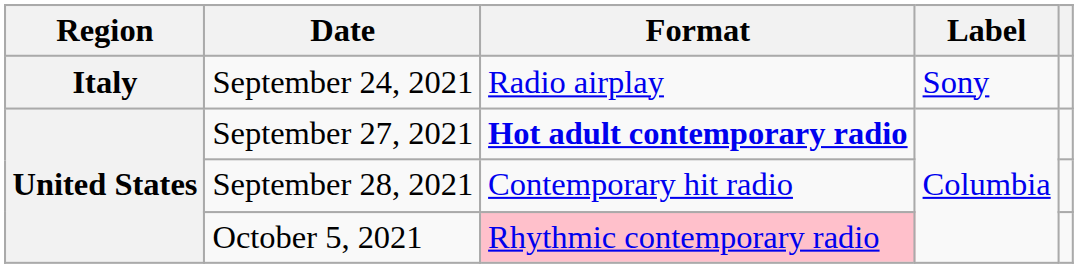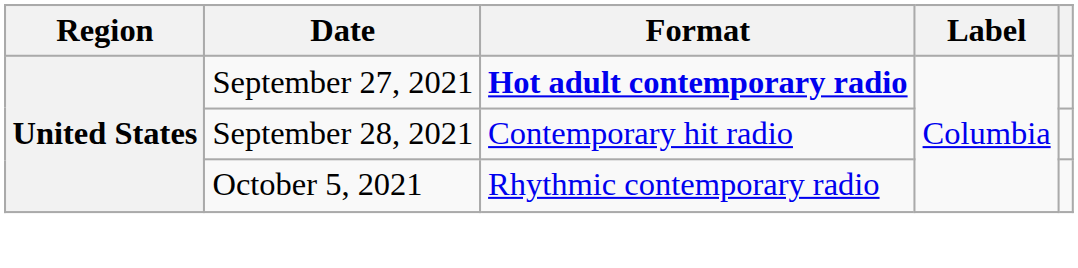- row: (343, 81)
(684, 236) pink background -> (684, 184) no background
